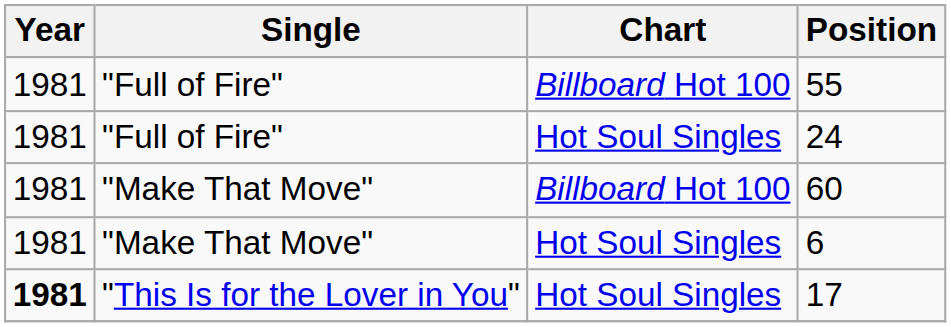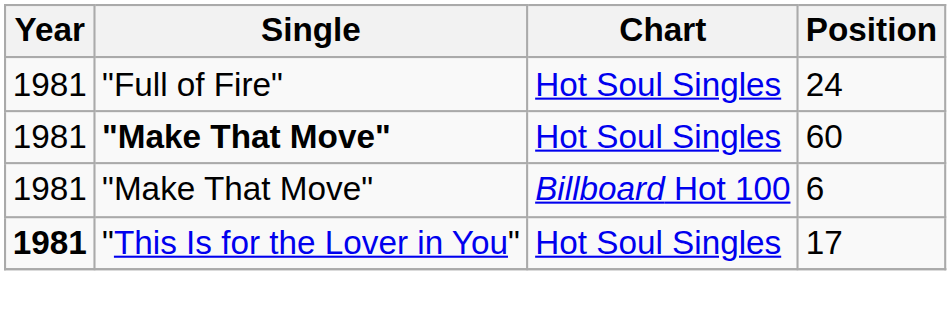- row: (824, 83)
(238, 189) normal -> (246, 136) bold
(663, 189) Billboard Hot 100 -> (658, 136) Hot Soul Singles
(658, 242) Hot Soul Singles -> (663, 189) Billboard Hot 100
